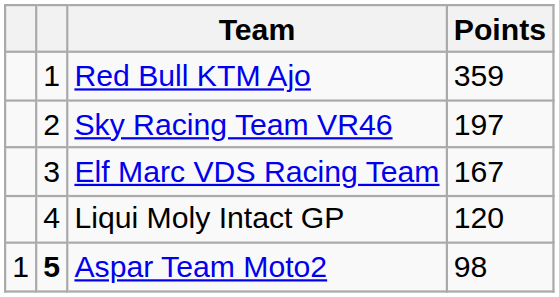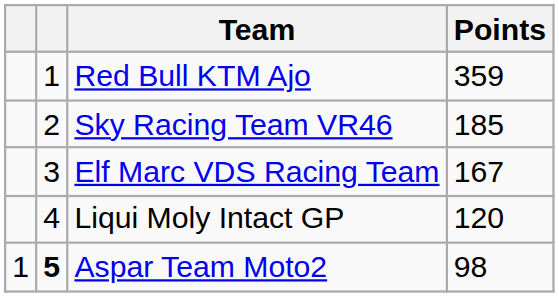(479, 124) 197 -> (479, 124) 185
